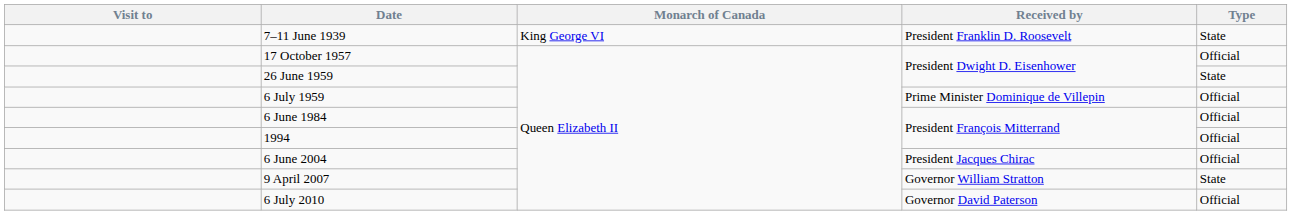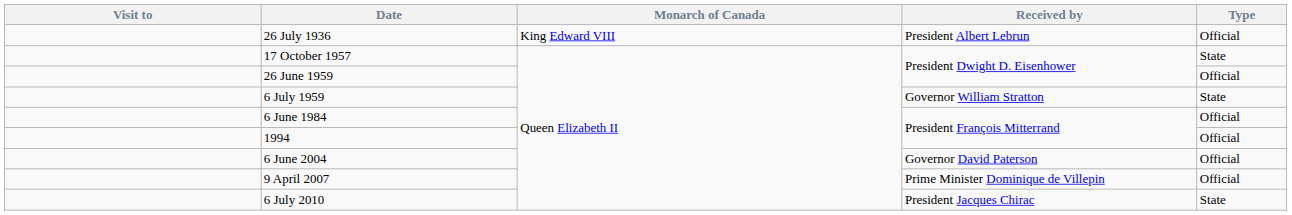+ row: (297, 35)
- row: (305, 35)
(1220, 55) Official -> (1213, 55) State
(1213, 76) State -> (1220, 76) Official
(1005, 96) Prime Minister Dominique de Villepin -> (974, 96) Governor William Stratton
(1220, 96) Official -> (1213, 96) State
(970, 158) President Jacques Chirac -> (971, 158) Governor David Paterson
(974, 179) Governor William Stratton -> (1005, 179) Prime Minister Dominique de Villepin
(1213, 179) State -> (1220, 179) Official
(971, 199) Governor David Paterson -> (970, 199) President Jacques Chirac
(1220, 199) Official -> (1213, 199) State
